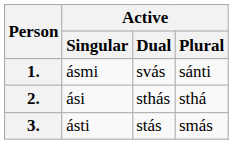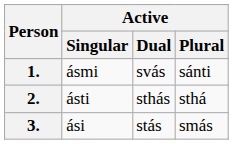(76, 98) ási -> (78, 98) ásti
(78, 125) ásti -> (76, 125) ási
